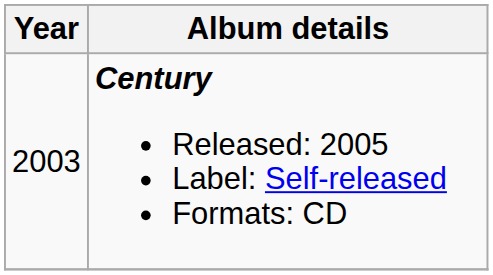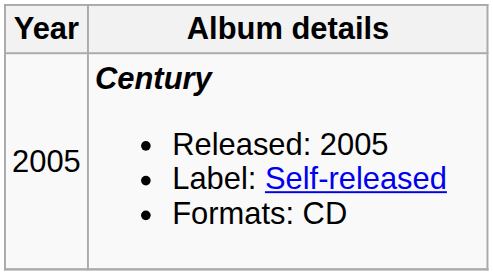(46, 160) 2003 -> (46, 160) 2005
